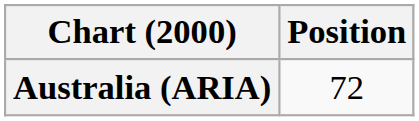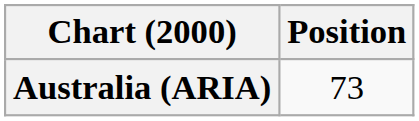(347, 86) 72 -> (347, 86) 73
